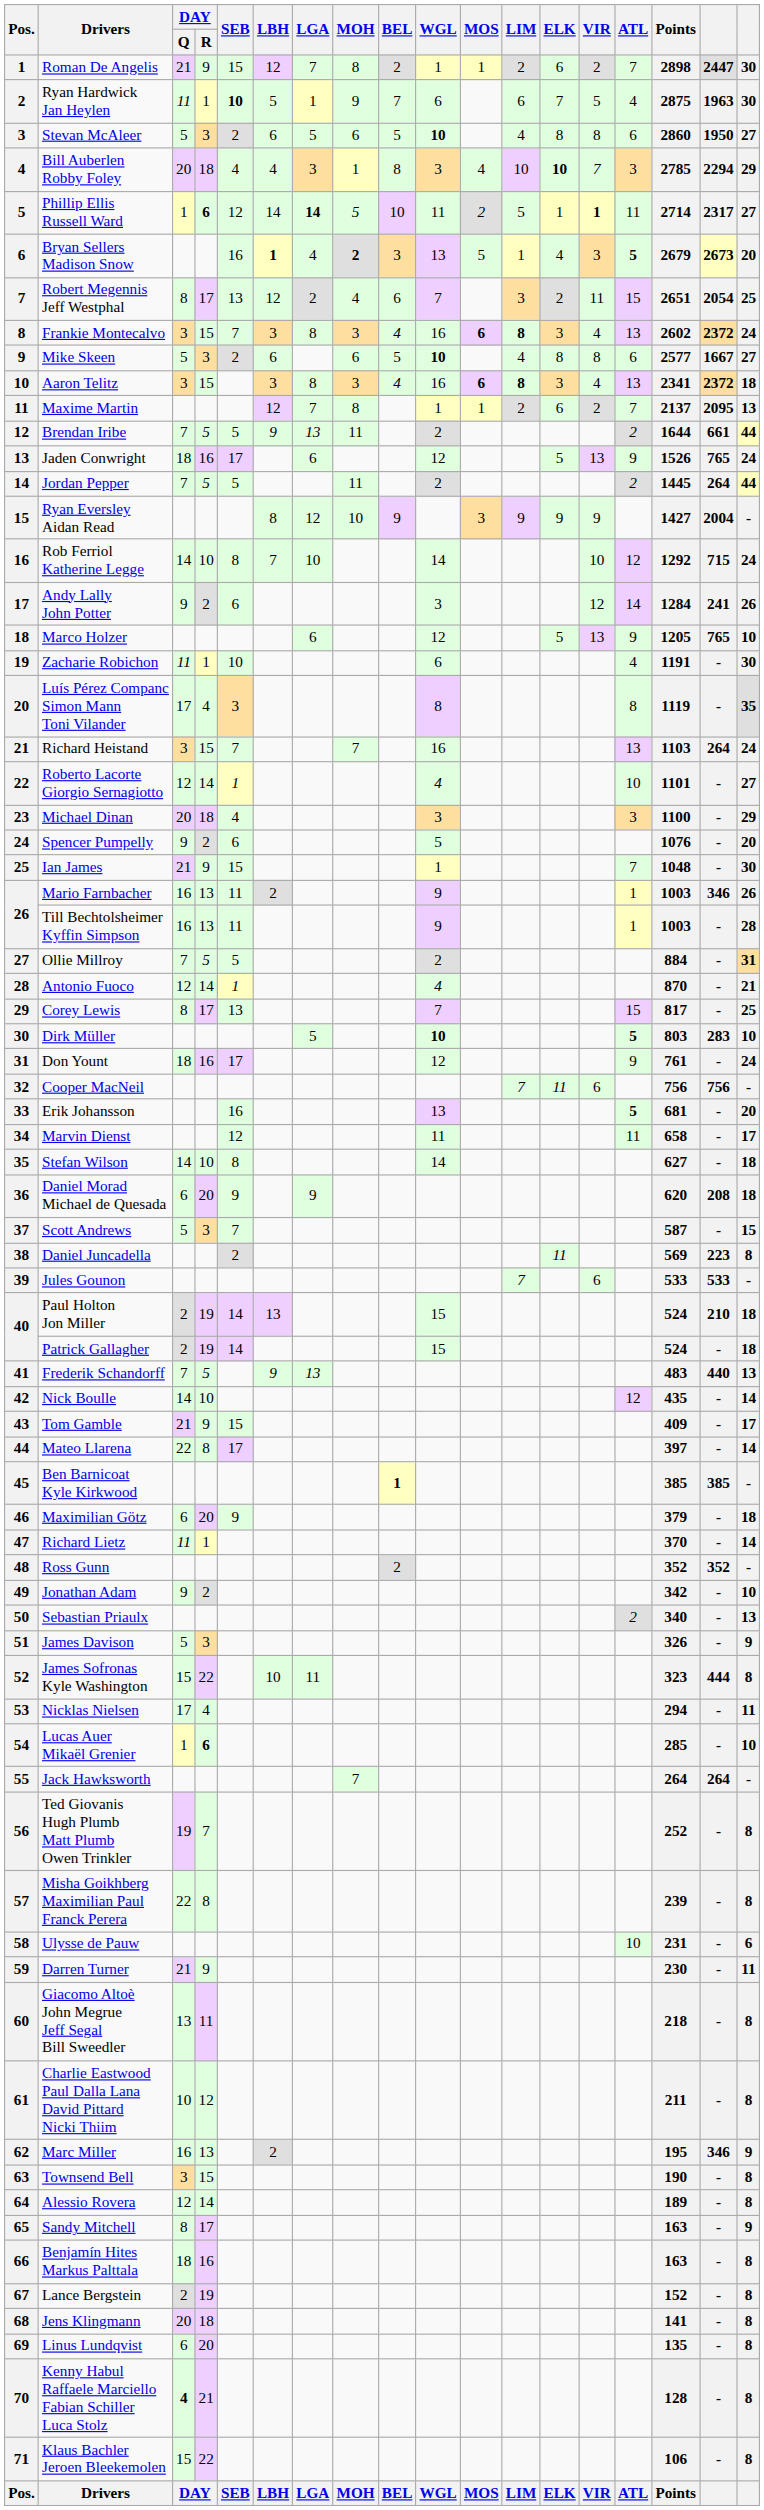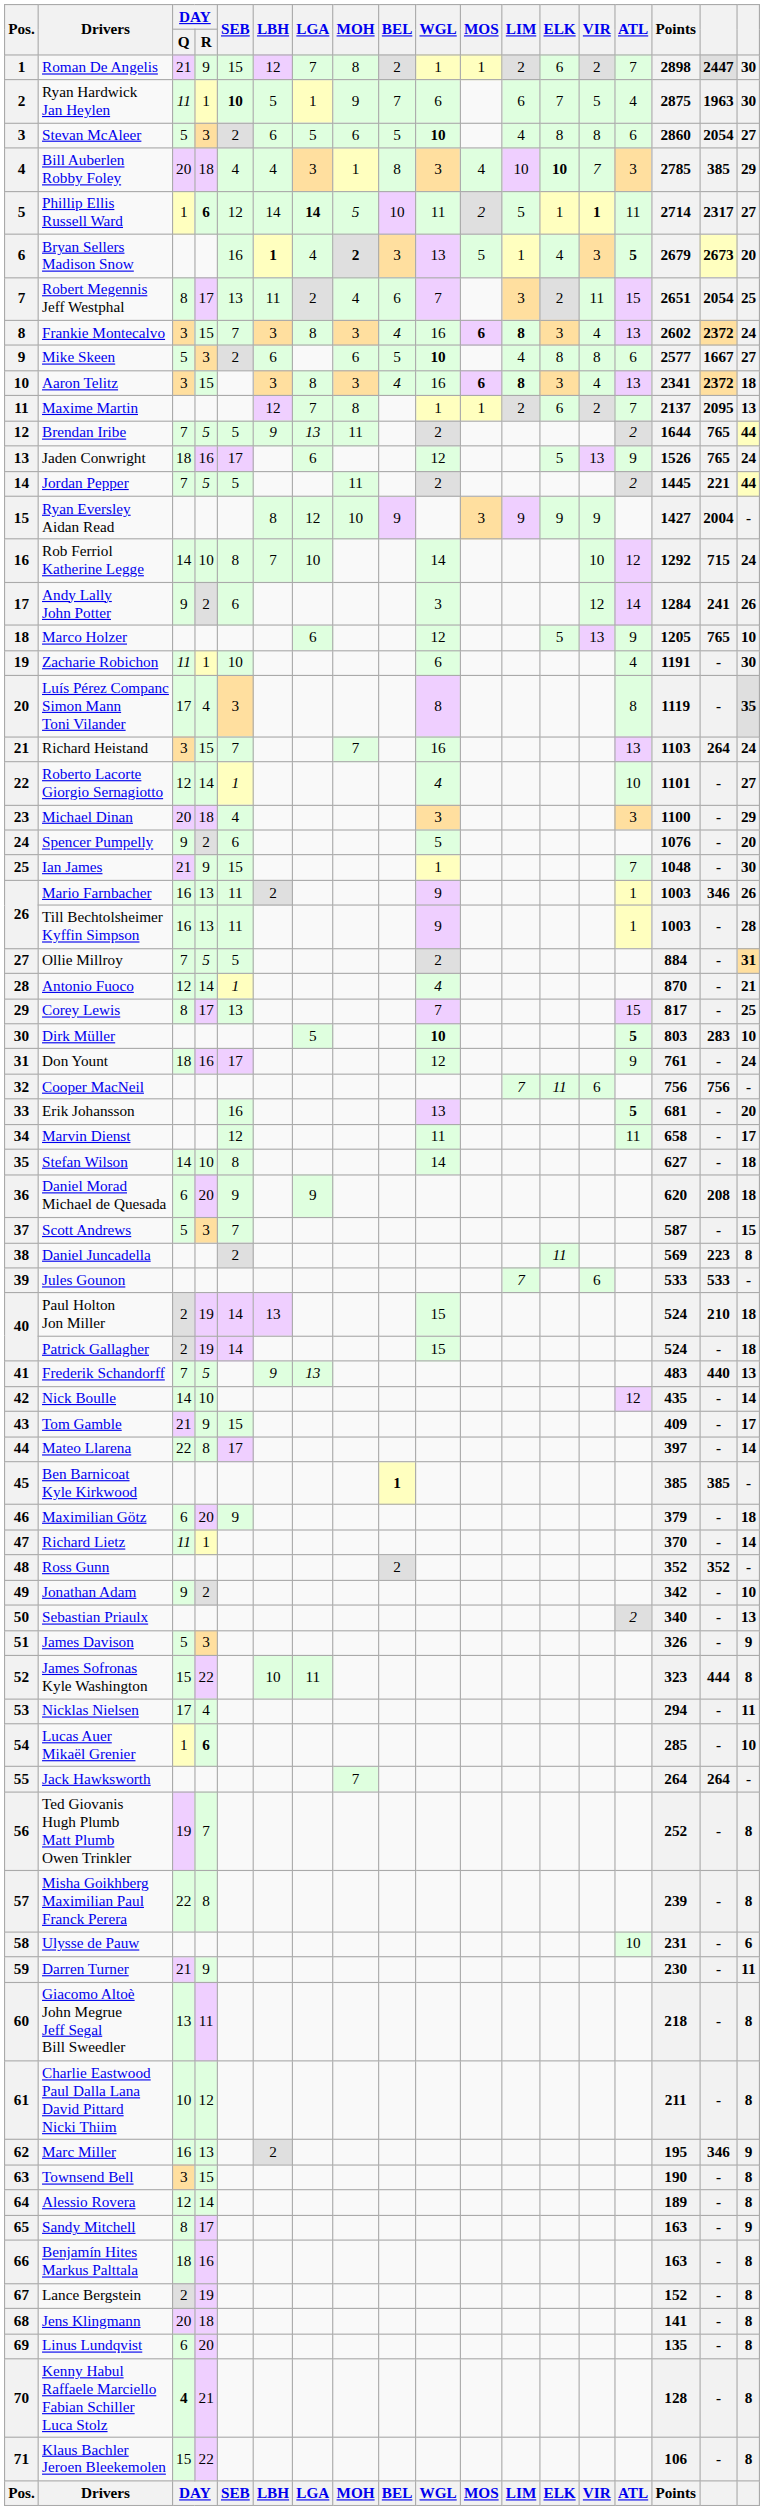(718, 135) 1950 -> (718, 135) 2054
(718, 169) 2294 -> (718, 169) 385
(273, 298) 12 -> (273, 298) 11
(718, 432) 661 -> (718, 432) 765
(718, 483) 264 -> (718, 483) 221
